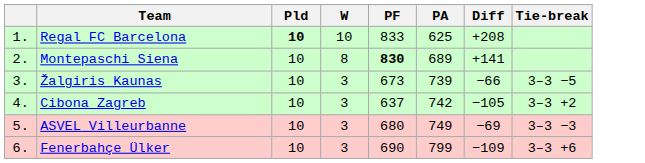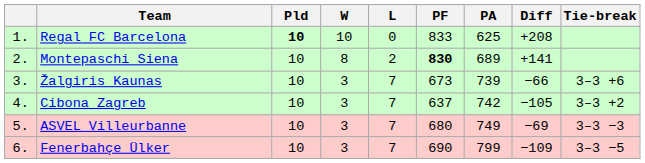+ column: (392, 16)
(552, 82) 3–3 −5 -> (600, 82) 3–3 +6
(552, 148) 3–3 +6 -> (600, 148) 3–3 −5
